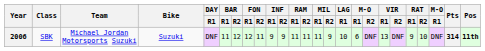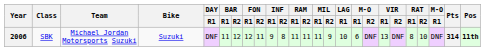(283, 37) 9 -> (283, 37) 8
(412, 37) 9 -> (412, 37) 8
